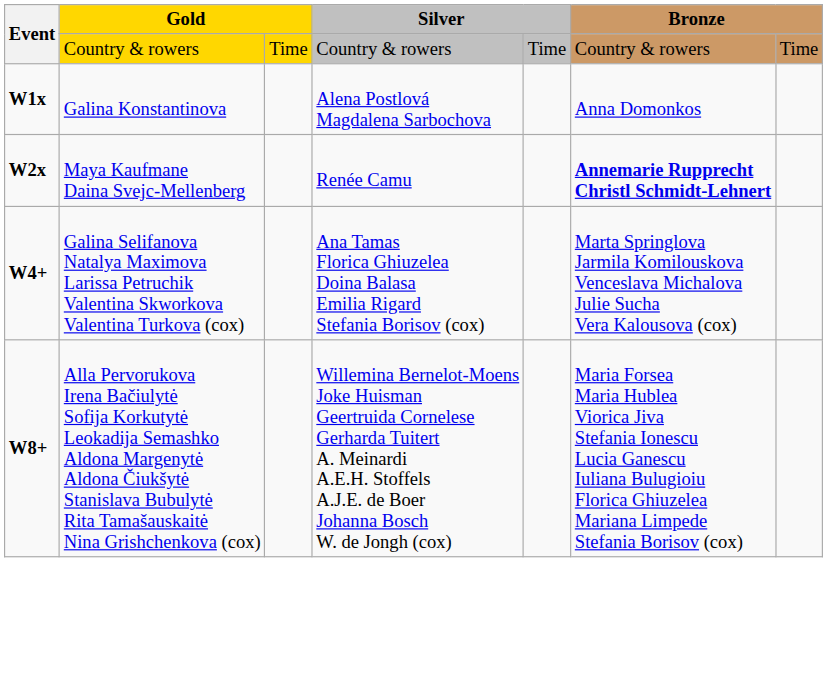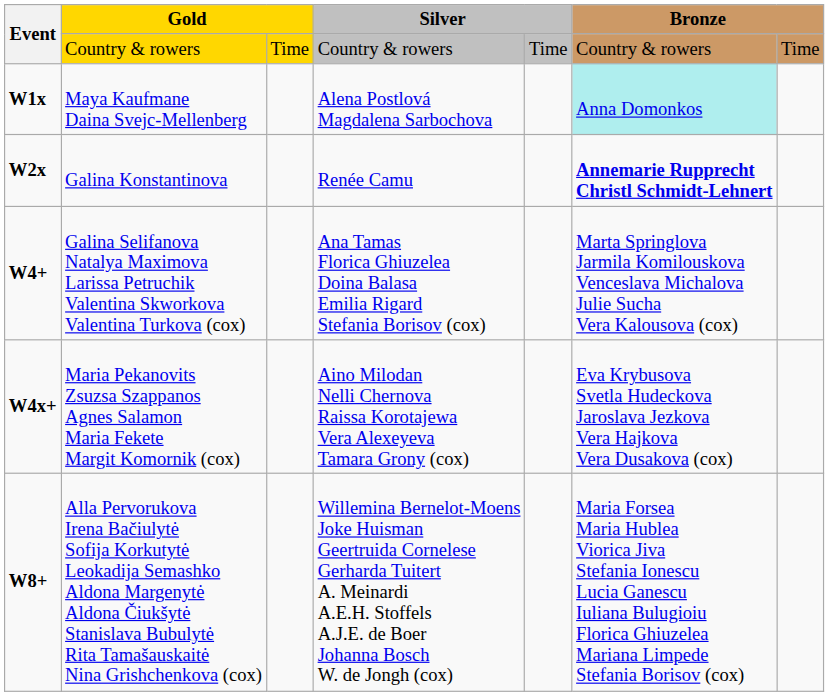(145, 109) Galina Konstantinova -> (156, 109) Maya Kaufmane Daina Svejc-Mellenberg
(638, 109) no background -> (639, 109) paleturquoise background
(155, 180) Maya Kaufmane Daina Svejc-Mellenberg -> (146, 180) Galina Konstantinova
+ row: (33, 406)
